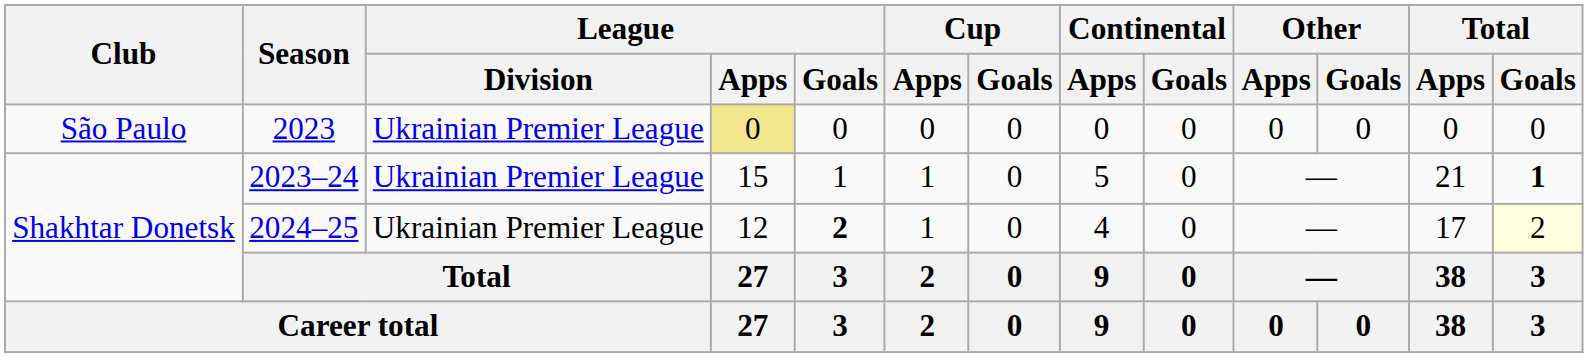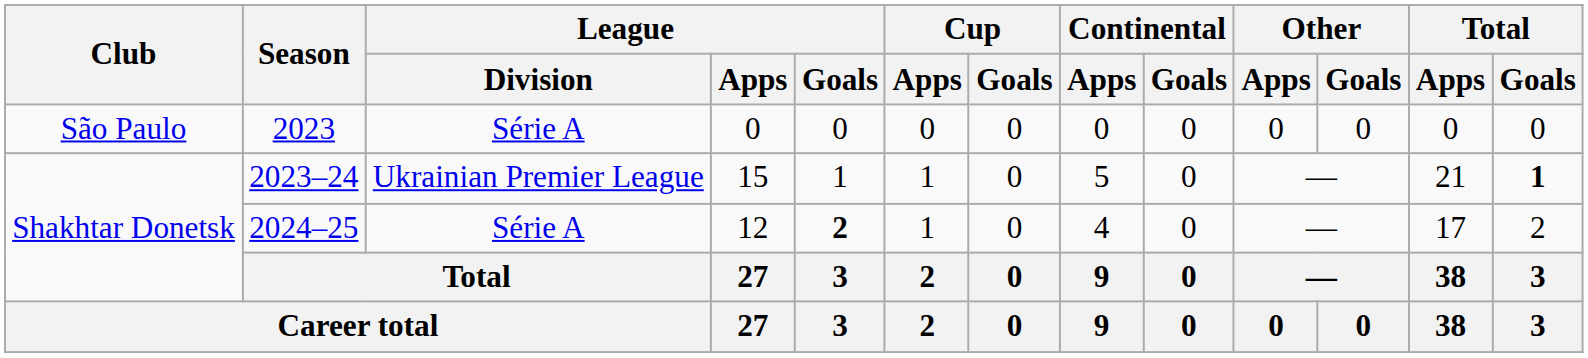(538, 128) Ukrainian Premier League -> (538, 128) Série A
(753, 128) khaki background -> (753, 128) no background
(538, 227) Ukrainian Premier League -> (538, 227) Série A
(1538, 227) lightyellow background -> (1538, 227) no background
